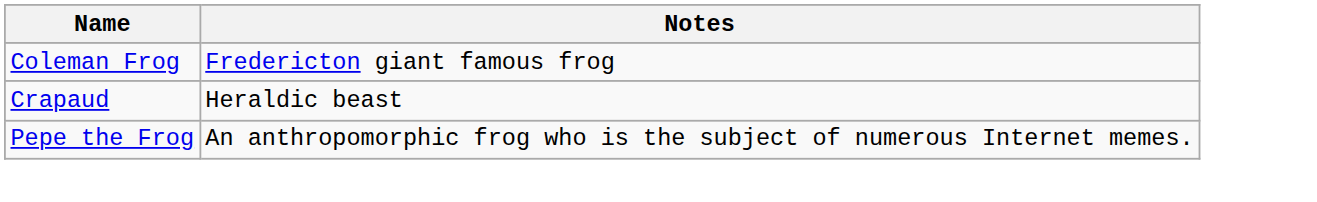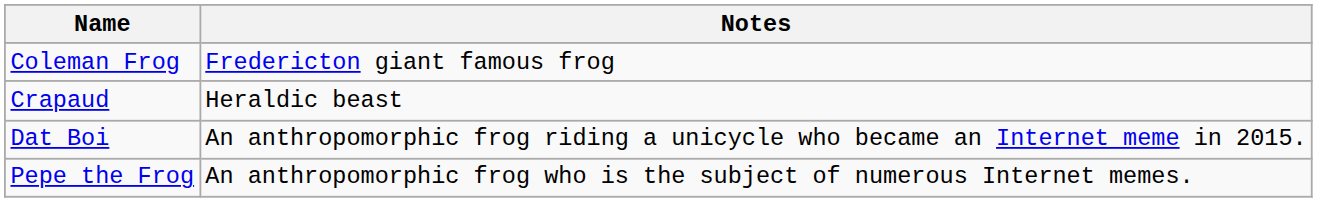+ row: (60, 139)
